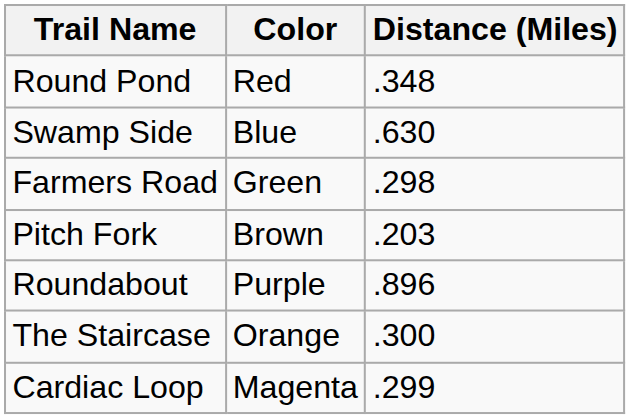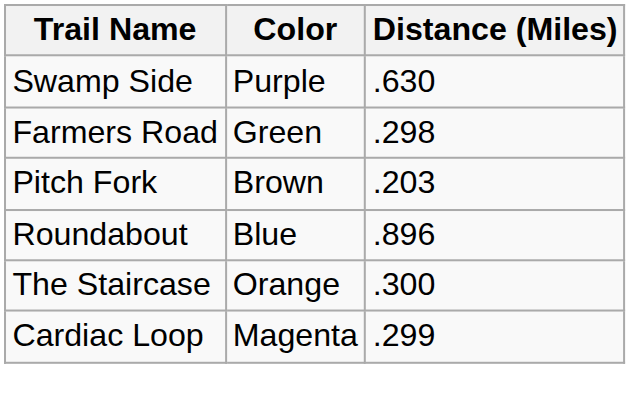- row: (102, 81)
(265, 132) Blue -> (279, 81) Purple
(279, 285) Purple -> (265, 234) Blue
